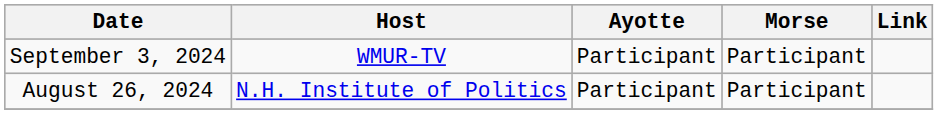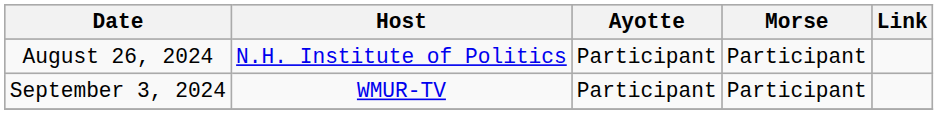rows swapped: (118, 91) <-> (118, 57)
